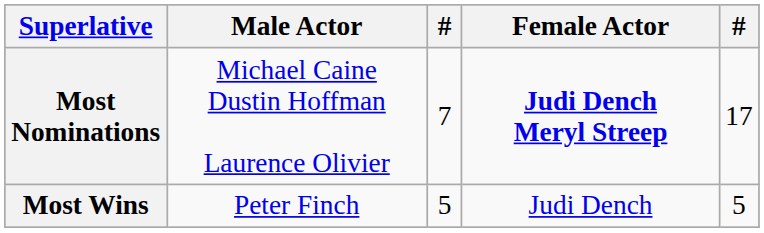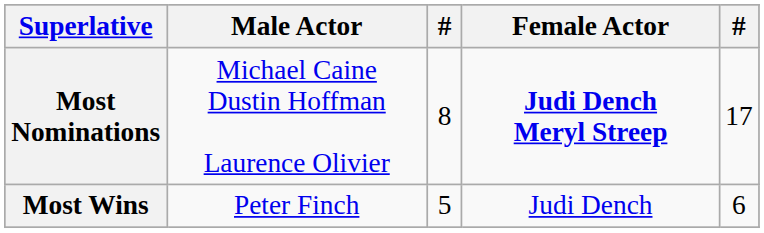(445, 115) 7 -> (445, 115) 8
(739, 205) 5 -> (739, 205) 6
